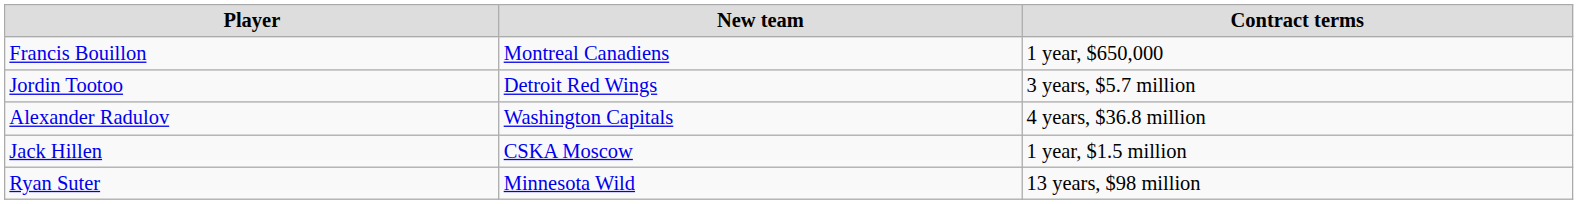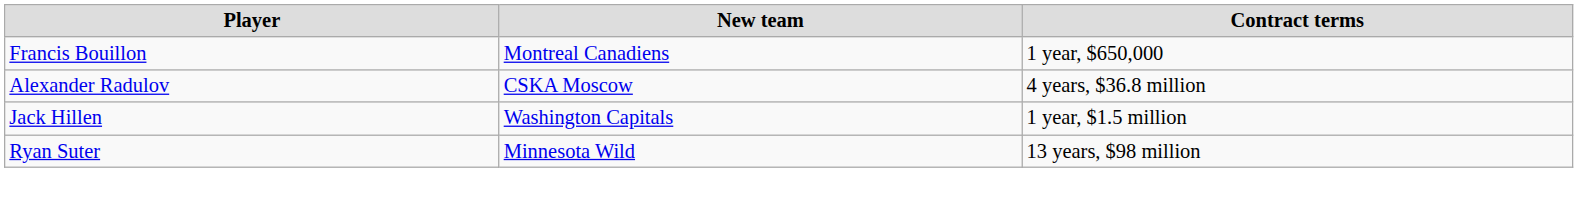- row: (66, 85)
(588, 118) Washington Capitals -> (568, 85) CSKA Moscow
(568, 150) CSKA Moscow -> (588, 118) Washington Capitals
